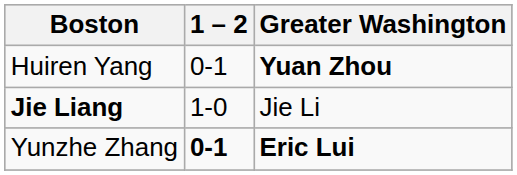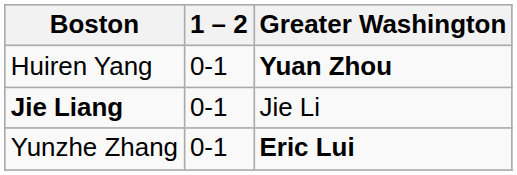(209, 107) 1-0 -> (209, 107) 0-1
(209, 148) bold -> (209, 148) normal
